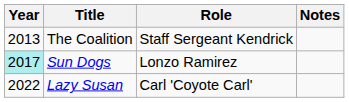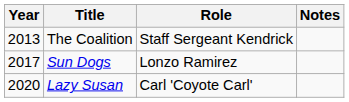(24, 62) paleturquoise background -> (24, 62) no background
(24, 85) 2022 -> (24, 85) 2020
